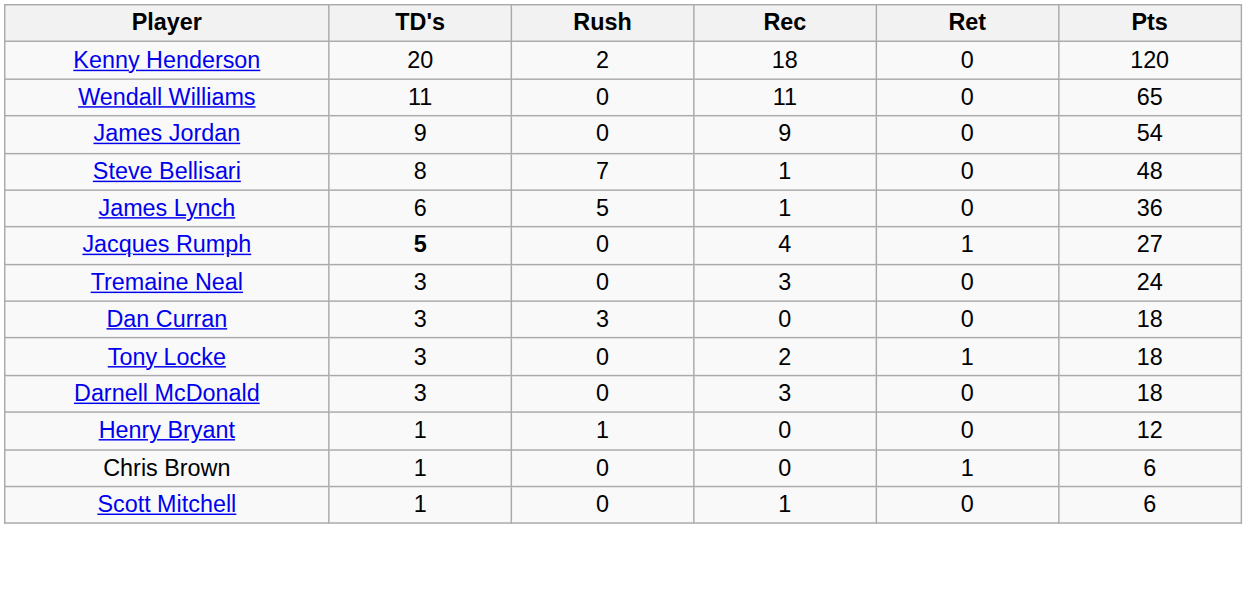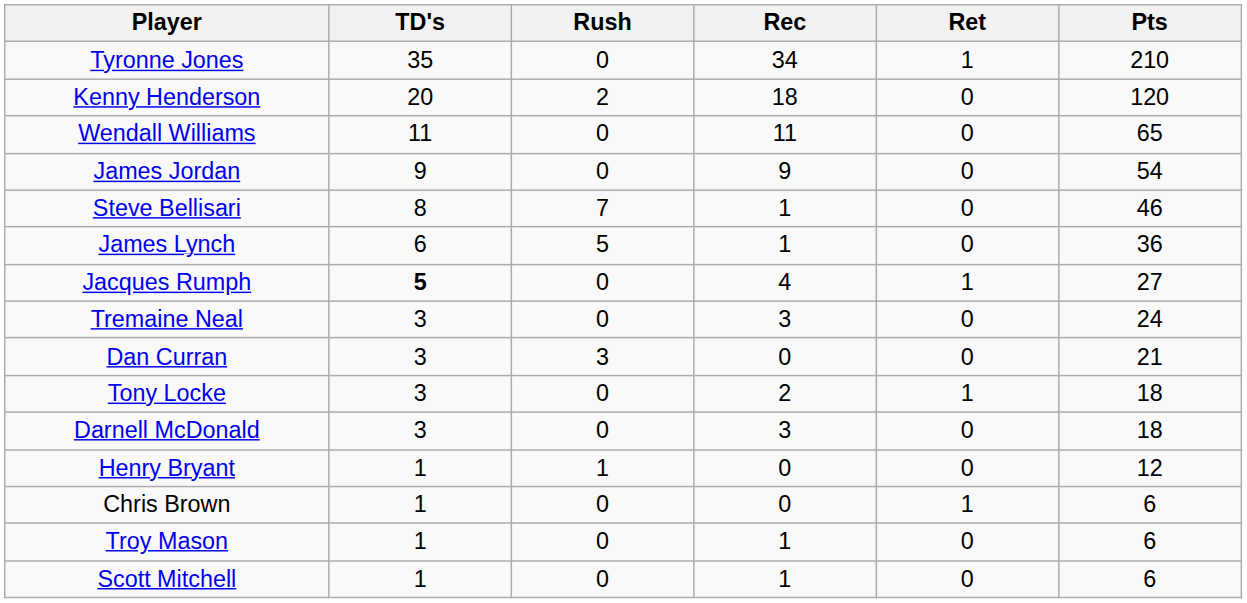+ row: (167, 60)
(1150, 171) 48 -> (1150, 208) 46
(1150, 319) 18 -> (1150, 356) 21
+ row: (167, 541)
